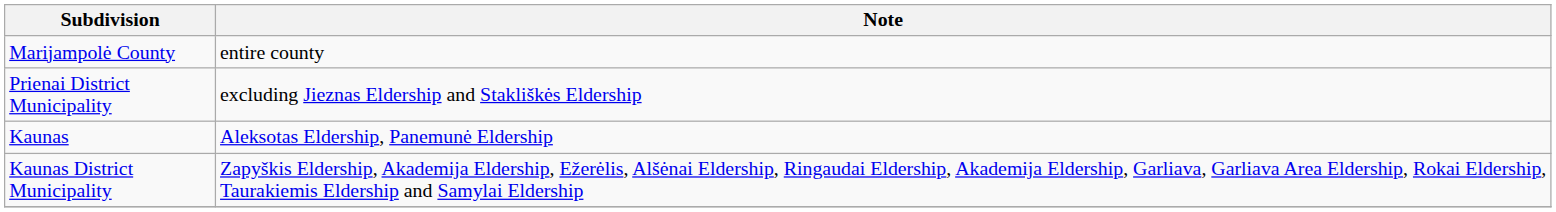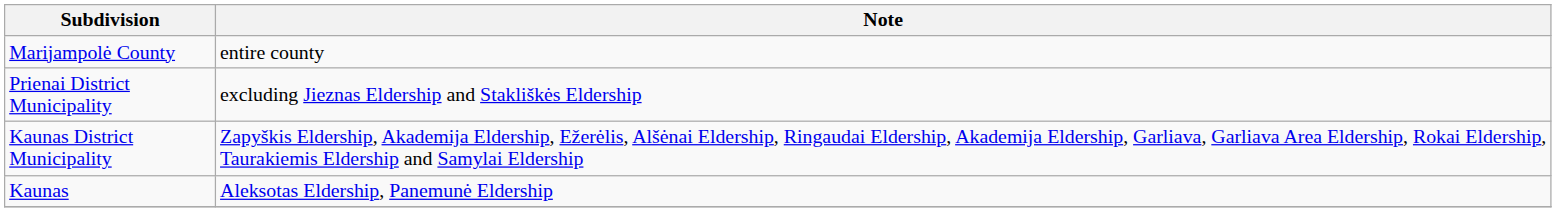rows swapped: (71, 179) <-> (39, 136)
